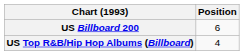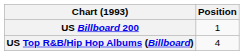(217, 27) 6 -> (217, 27) 1
